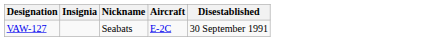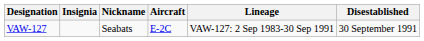+ column: (262, 12)
